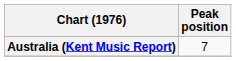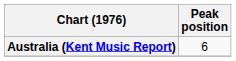(205, 46) 7 -> (205, 46) 6
